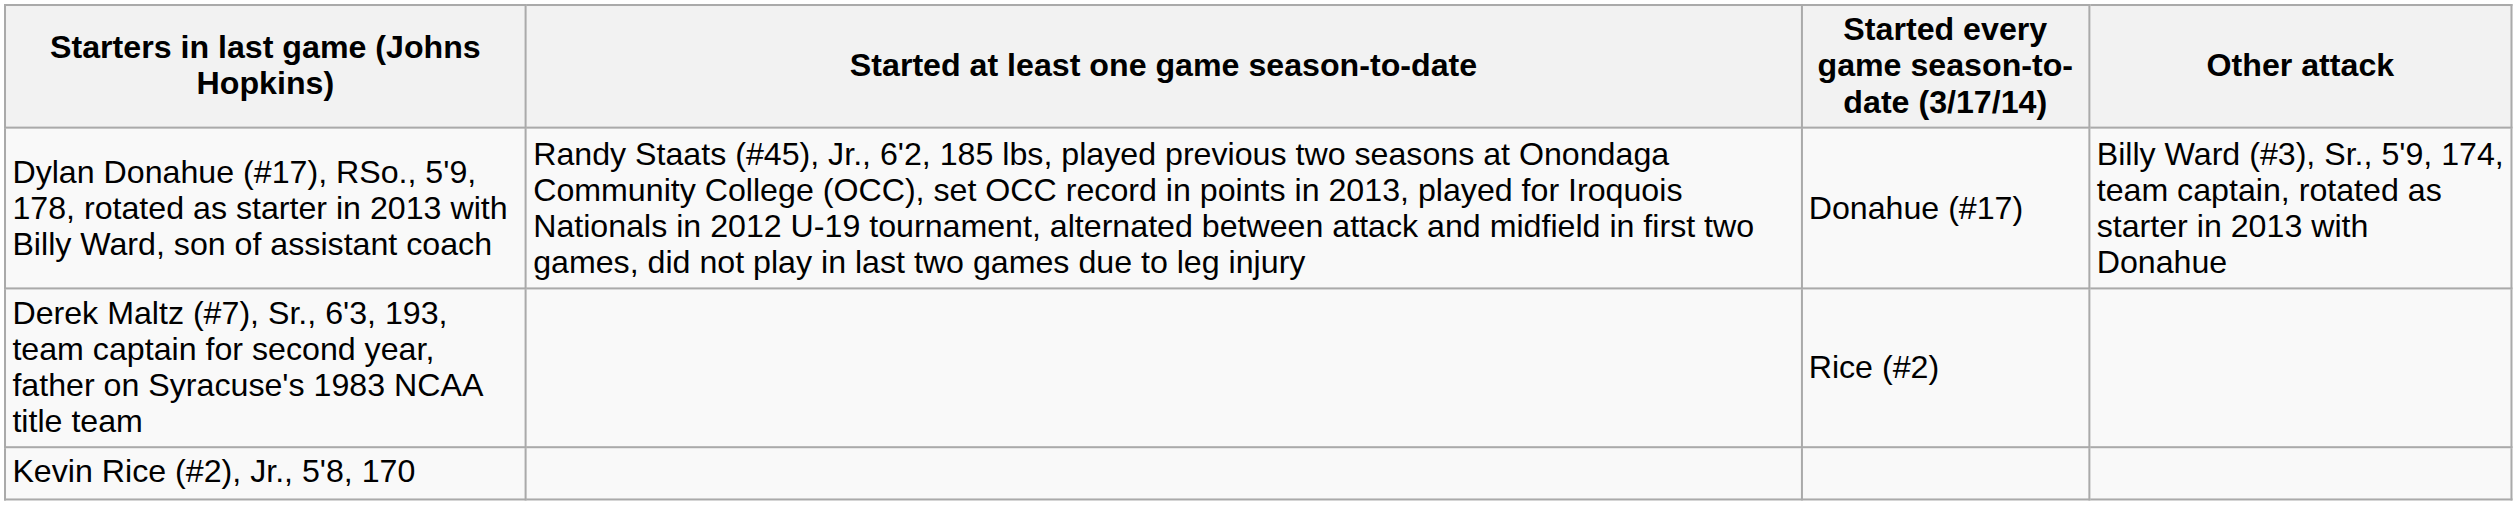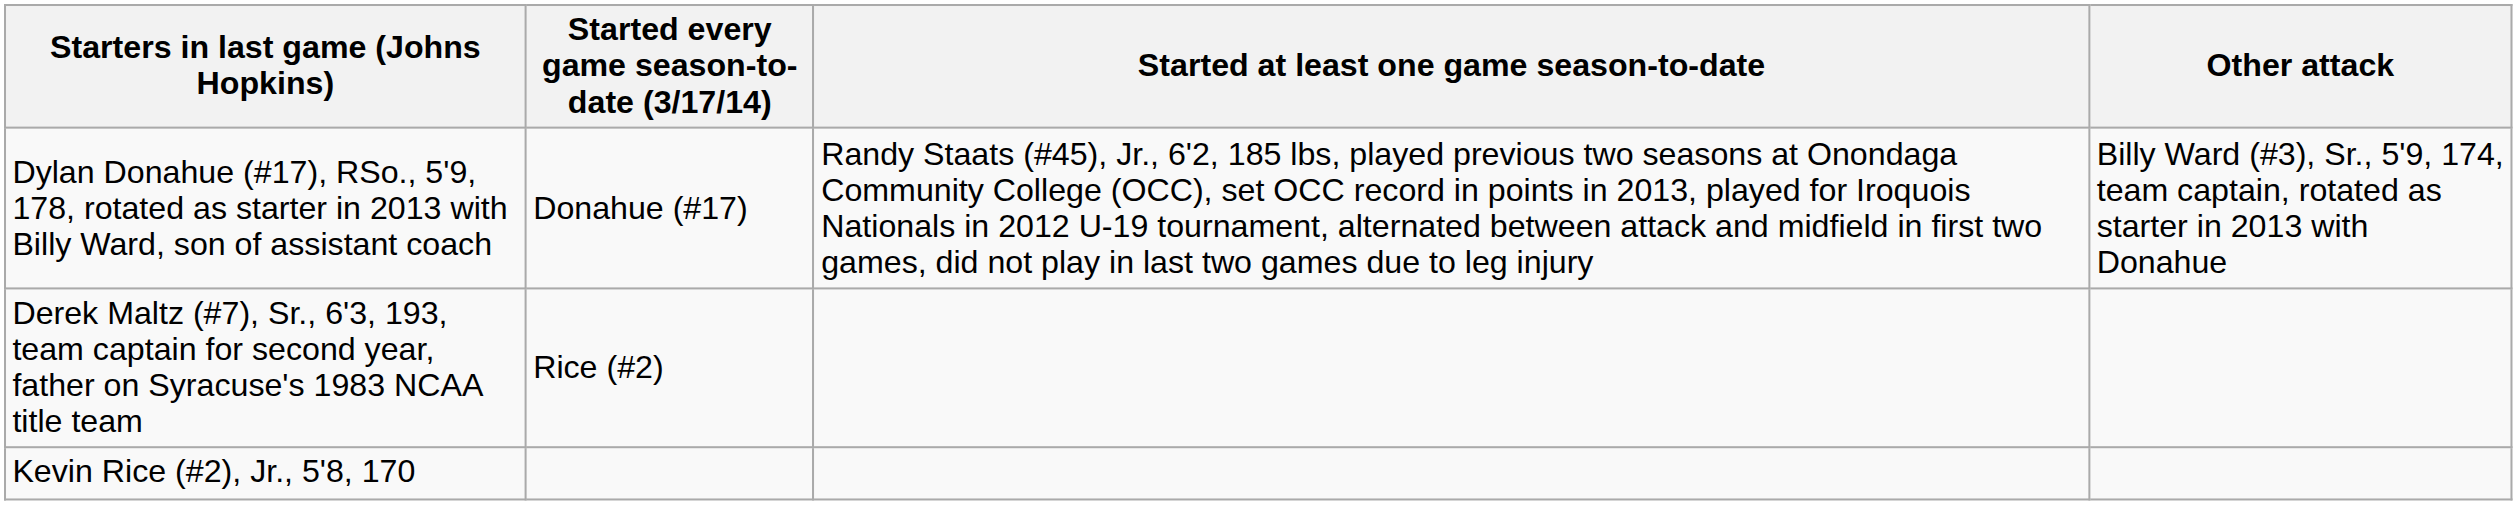columns swapped: (1945, 66) <-> (1163, 66)
